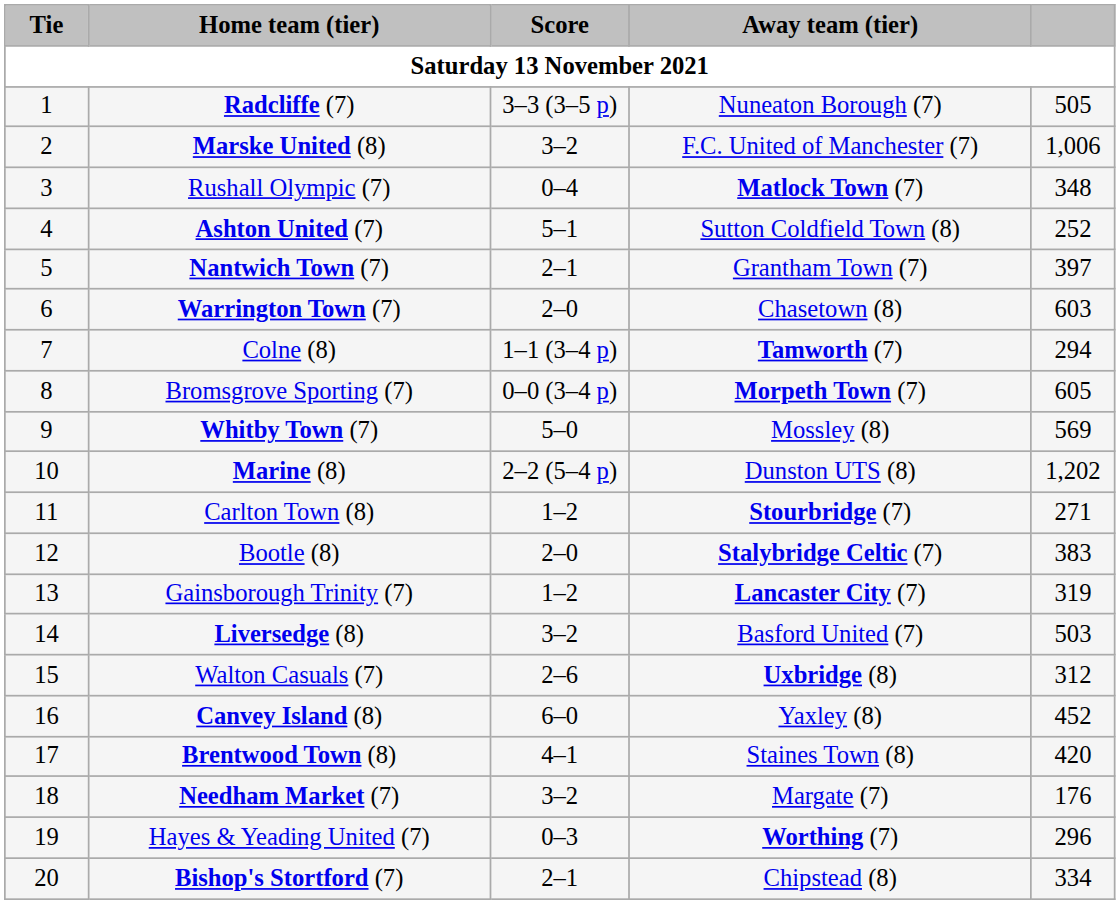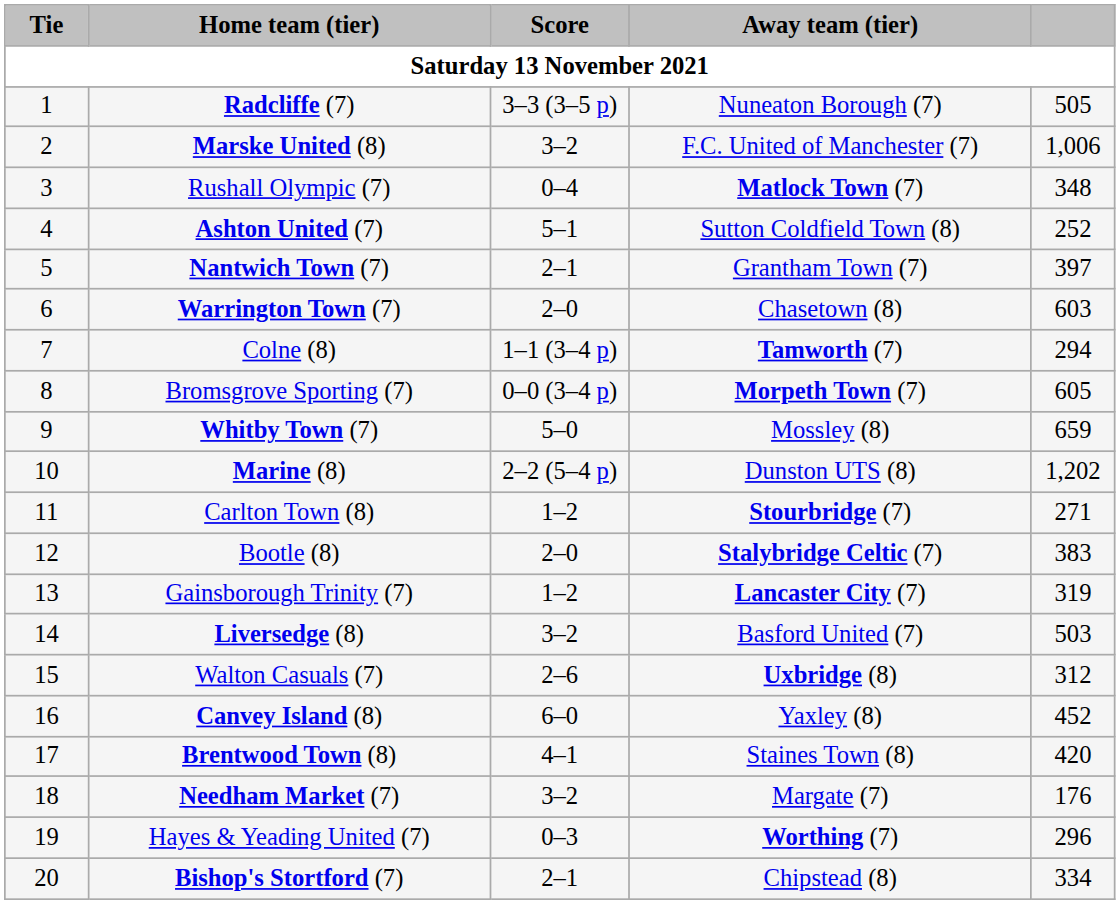(1073, 431) 569 -> (1073, 431) 659
